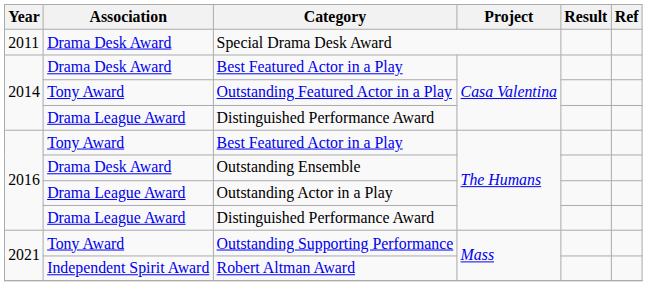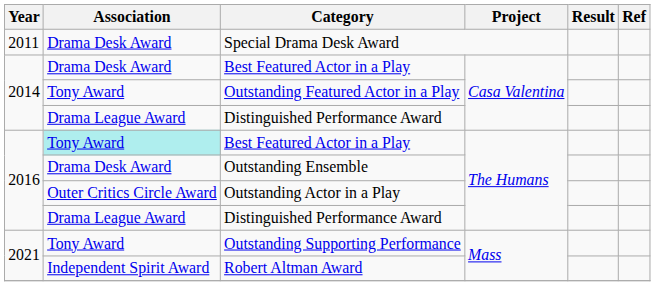(86, 142) no background -> (86, 142) paleturquoise background
(116, 192) Drama League Award -> (132, 192) Outer Critics Circle Award
